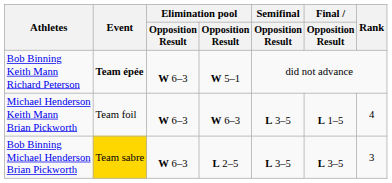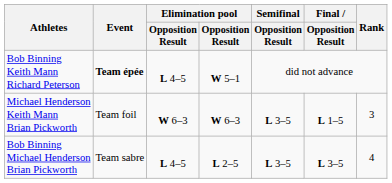(173, 78) W 6–3 -> (173, 78) L 4–5
(372, 115) 4 -> (372, 115) 3
(120, 157) gold background -> (120, 157) no background
(173, 164) W 6–3 -> (173, 164) L 4–5
(372, 157) 3 -> (372, 157) 4
